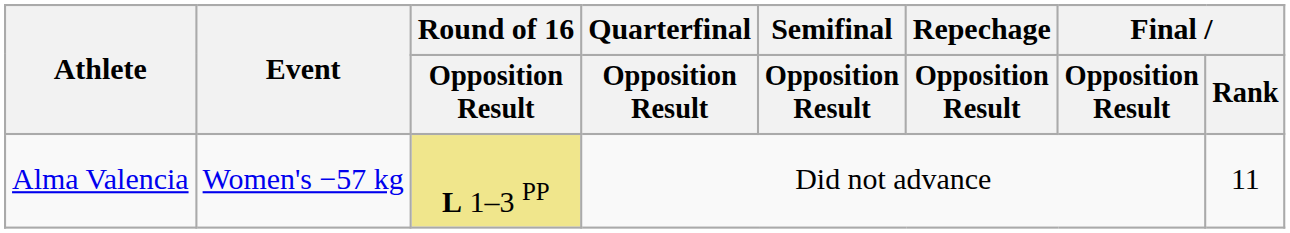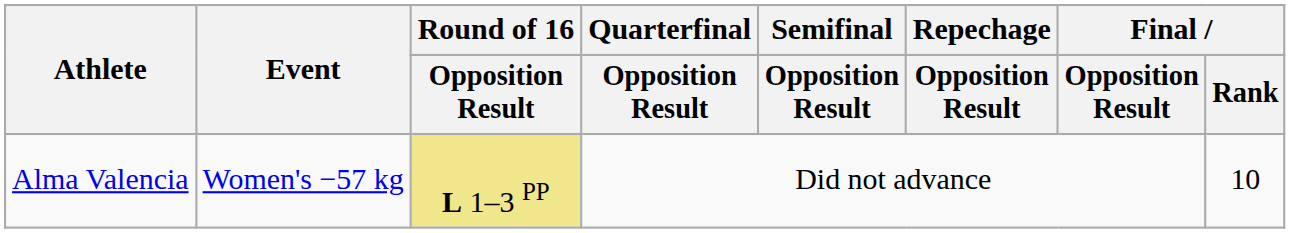(1245, 180) 11 -> (1245, 180) 10
